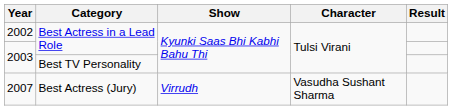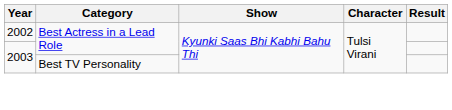- row: (20, 89)
